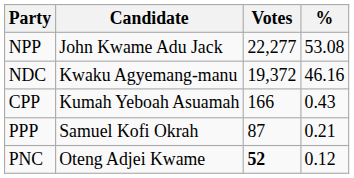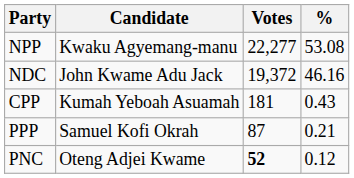(141, 46) John Kwame Adu Jack -> (148, 46) Kwaku Agyemang-manu
(148, 74) Kwaku Agyemang-manu -> (141, 74) John Kwame Adu Jack
(261, 103) 166 -> (261, 103) 181
